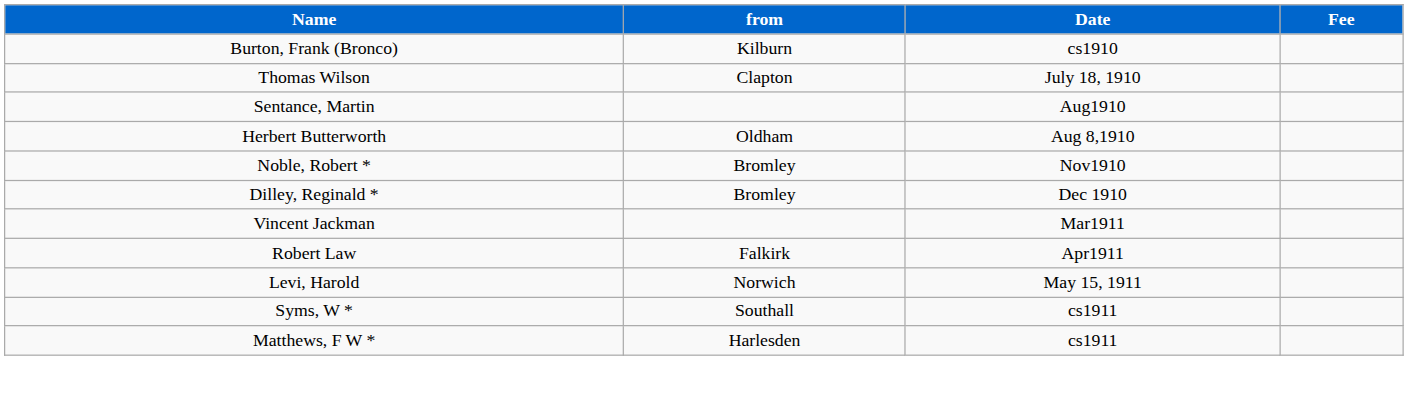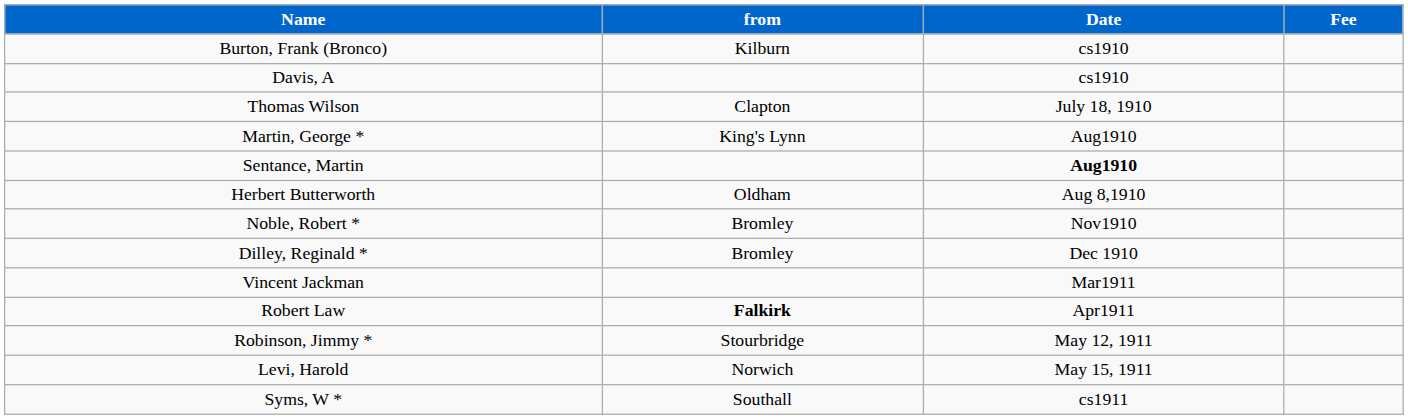+ row: (303, 77)
+ row: (303, 136)
(1093, 107) normal -> (1104, 165) bold
(765, 253) normal -> (762, 311) bold
+ row: (303, 340)
- row: (314, 340)
